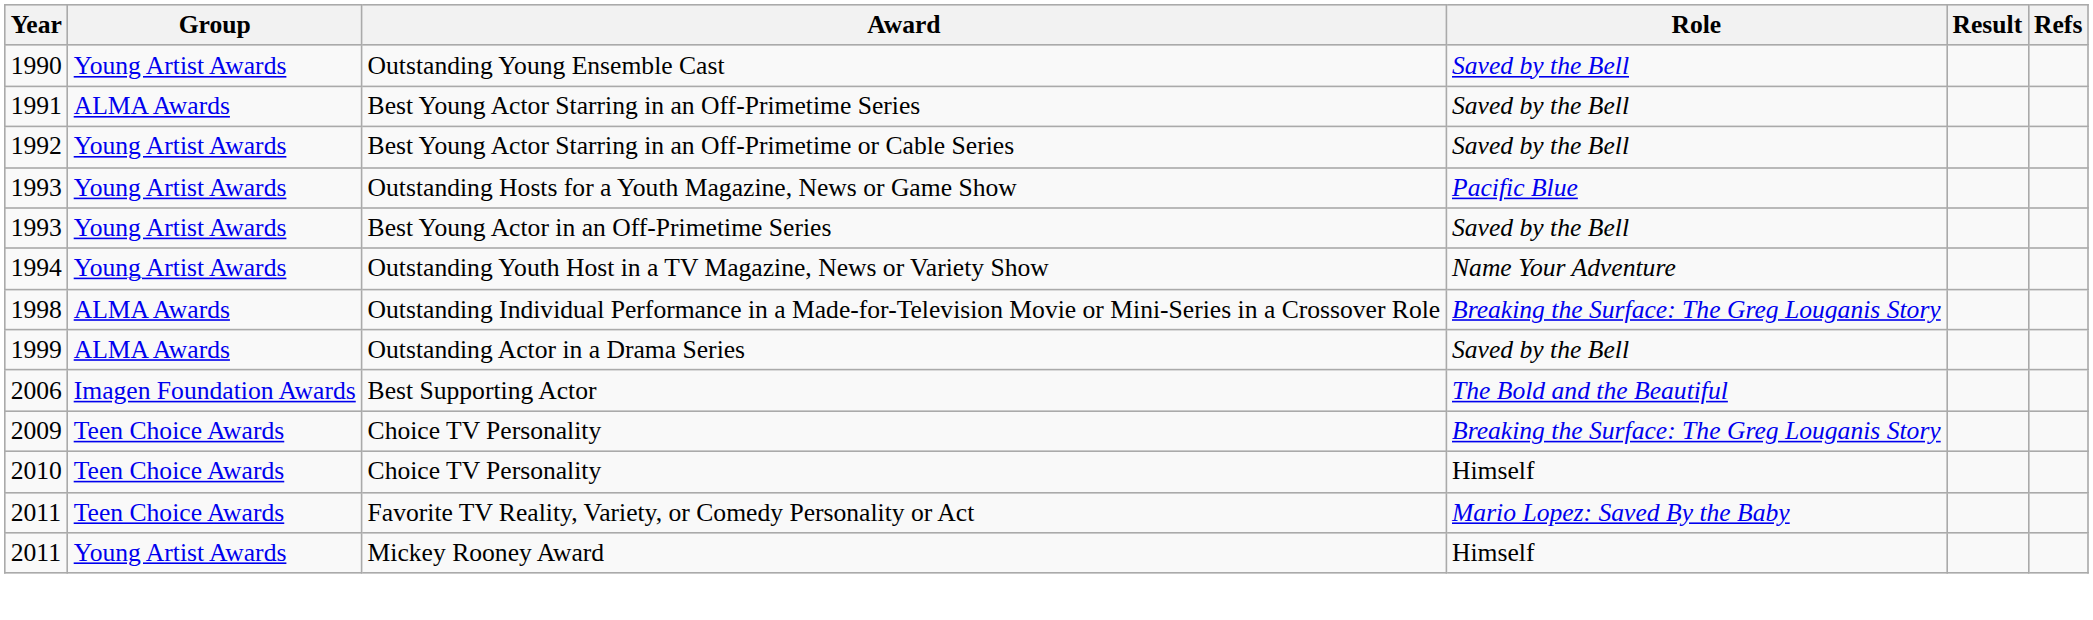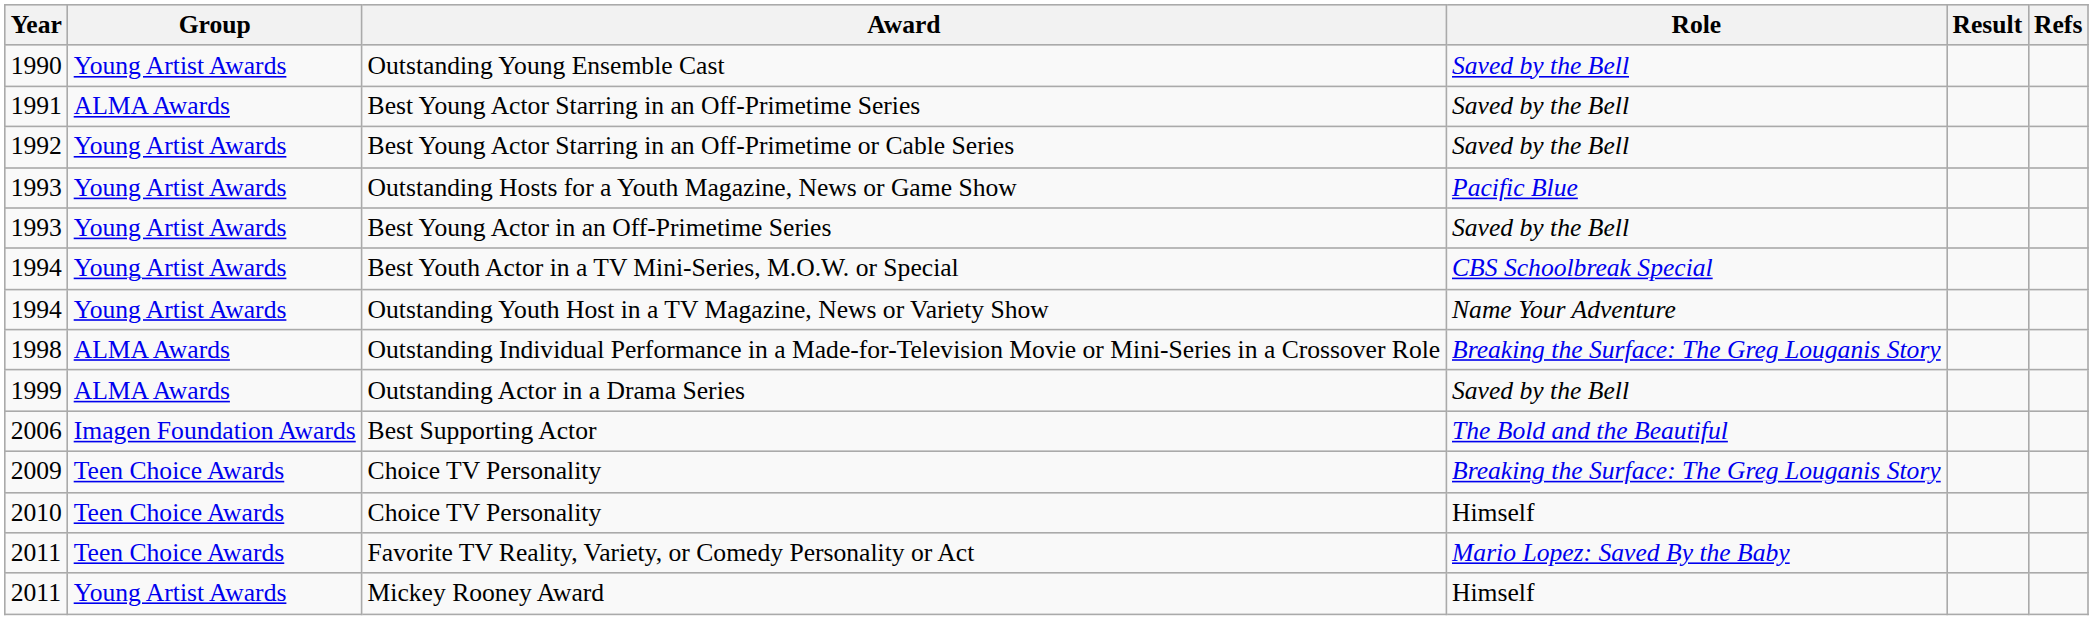+ row: (36, 268)
